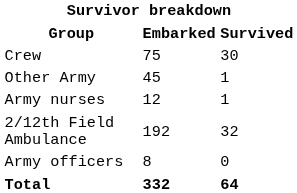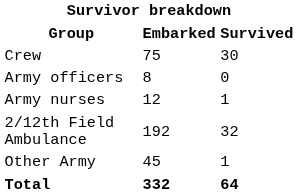rows swapped: (64, 162) <-> (50, 78)
